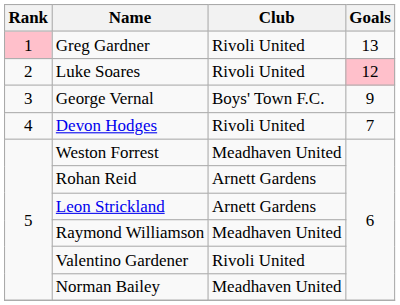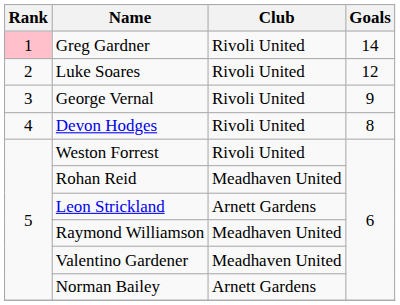(370, 44) 13 -> (370, 44) 14
(370, 71) pink background -> (370, 71) no background
(268, 98) Boys' Town F.C. -> (258, 98) Rivoli United
(370, 125) 7 -> (370, 125) 8
(277, 152) Meadhaven United -> (258, 152) Rivoli United
(264, 179) Arnett Gardens -> (277, 179) Meadhaven United
(258, 260) Rivoli United -> (277, 260) Meadhaven United
(277, 286) Meadhaven United -> (264, 286) Arnett Gardens
